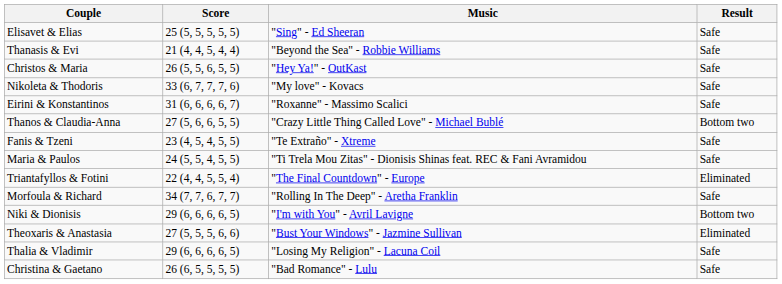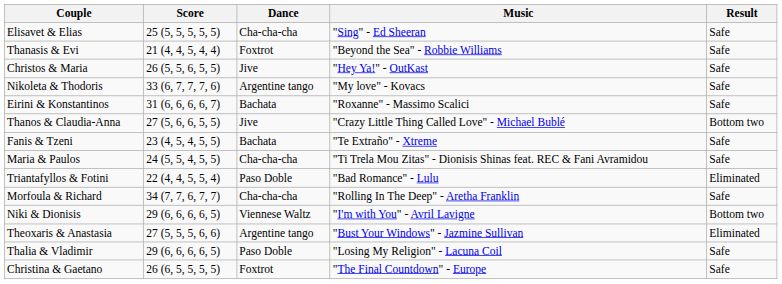+ column: (283, 13)
(348, 178) "The Final Countdown" - Europe -> (386, 178) "Bad Romance" - Lulu
(324, 269) "Bad Romance" - Lulu -> (409, 269) "The Final Countdown" - Europe
